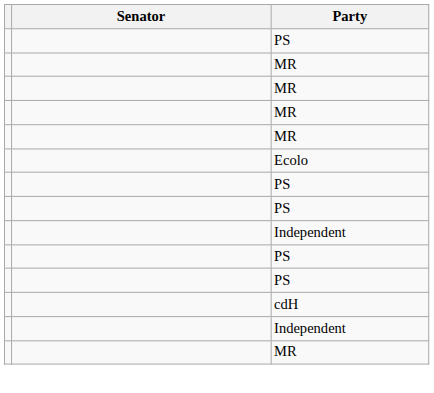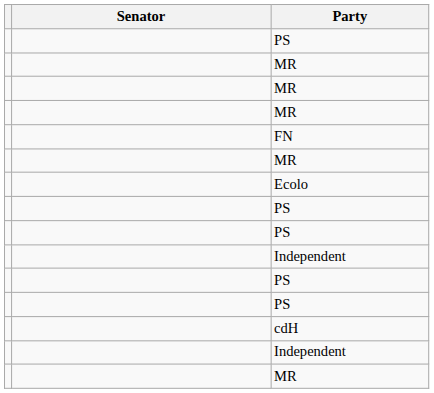+ row: (8, 137)
